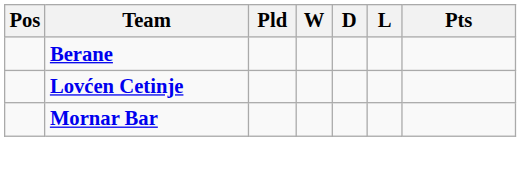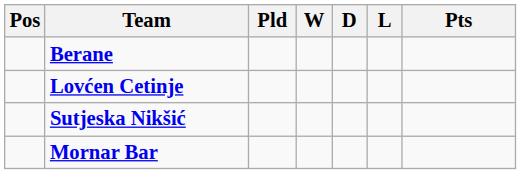+ row: (118, 119)
